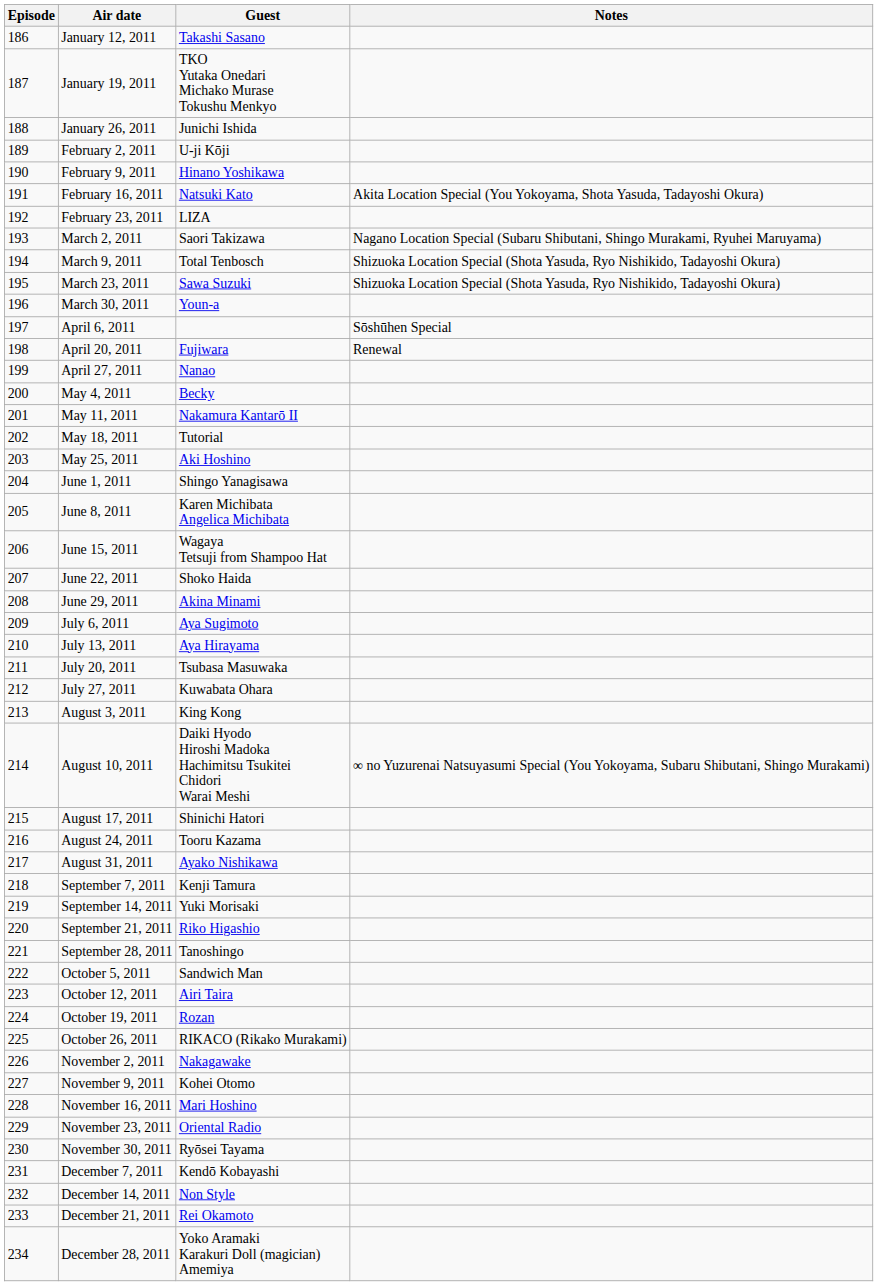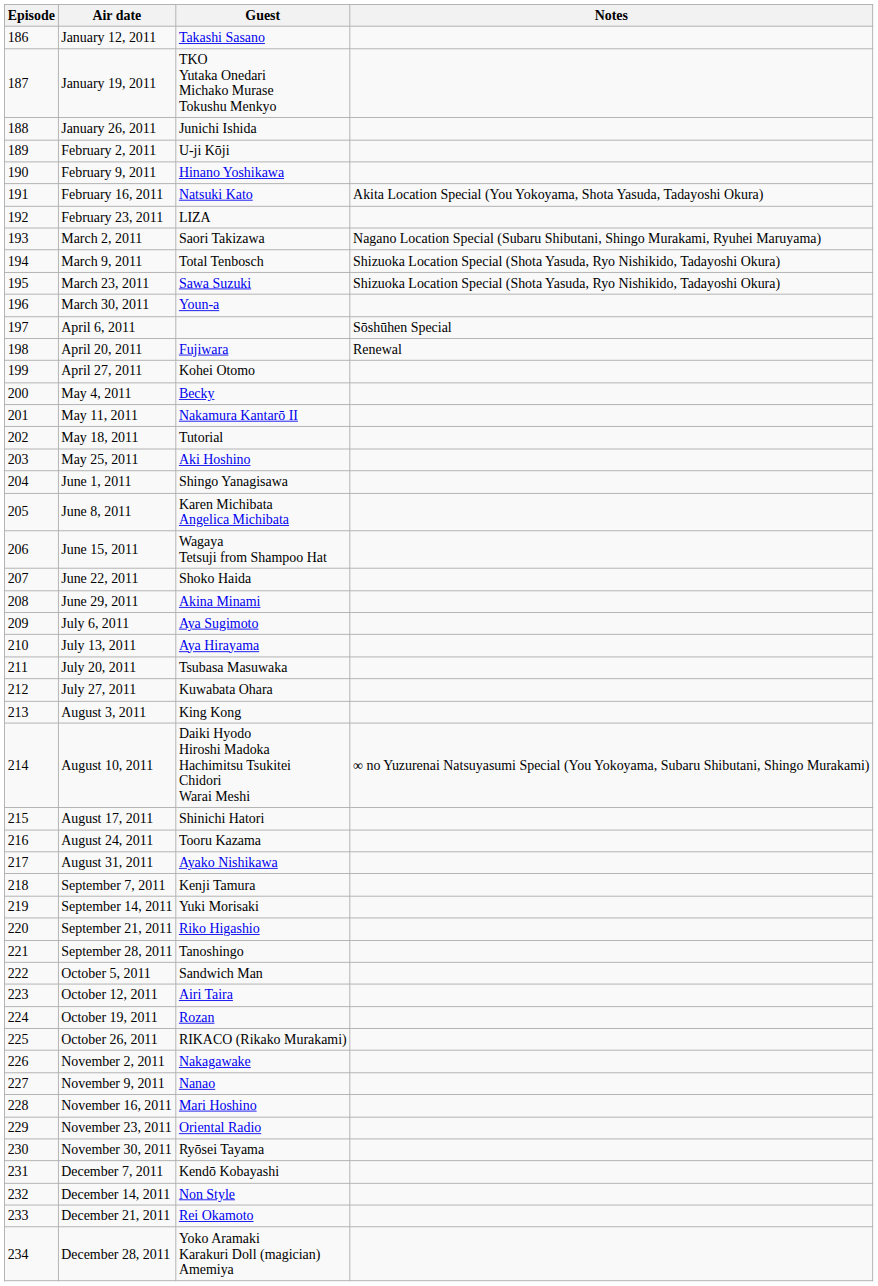(197, 371) Nanao -> (217, 371) Kohei Otomo
(217, 1083) Kohei Otomo -> (197, 1083) Nanao
